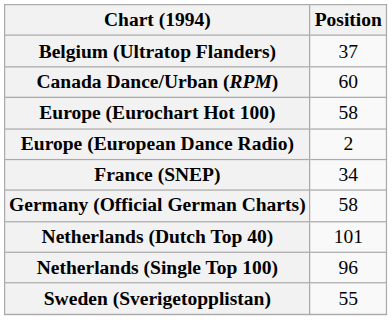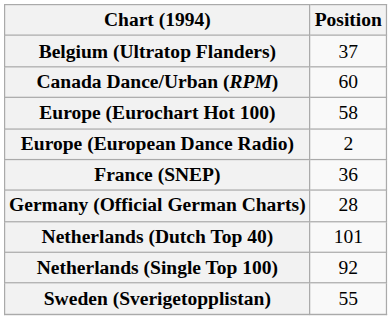(348, 174) 34 -> (348, 174) 36
(348, 205) 58 -> (348, 205) 28
(348, 267) 96 -> (348, 267) 92
